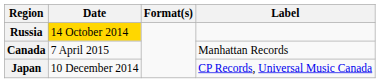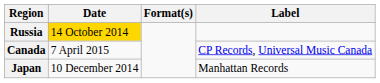(243, 50) Manhattan Records -> (285, 50) CP Records, Universal Music Canada
(285, 68) CP Records, Universal Music Canada -> (243, 68) Manhattan Records
